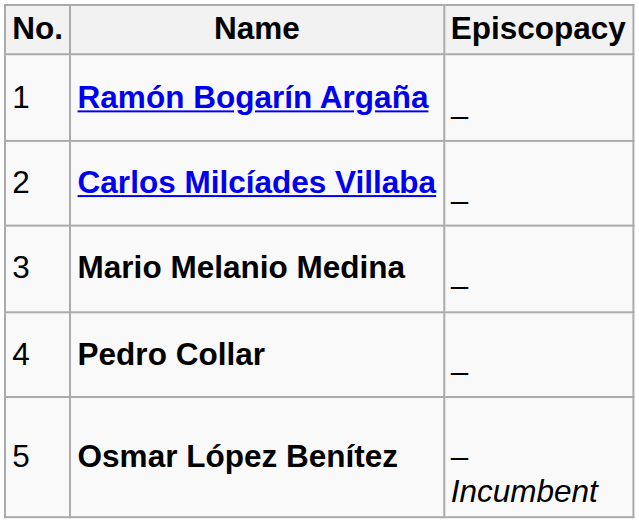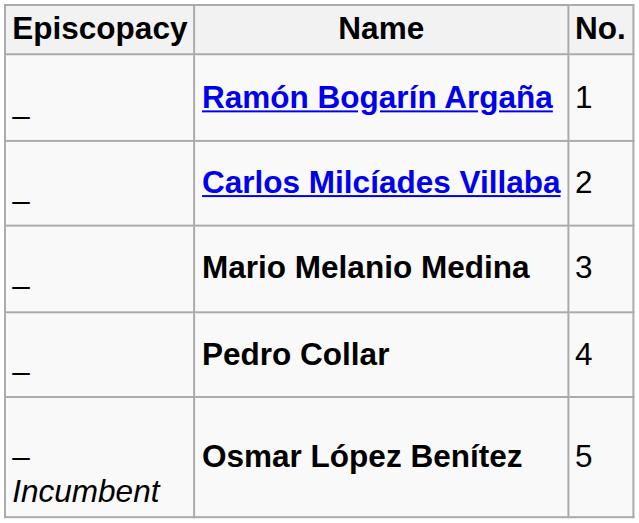columns swapped: (38, 29) <-> (538, 29)
